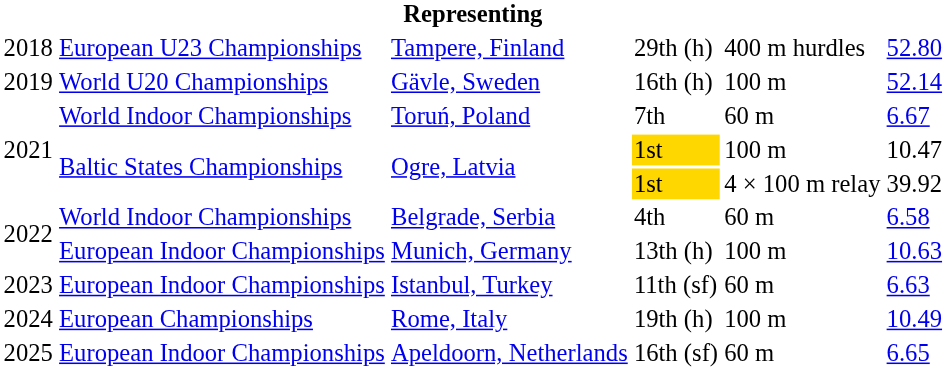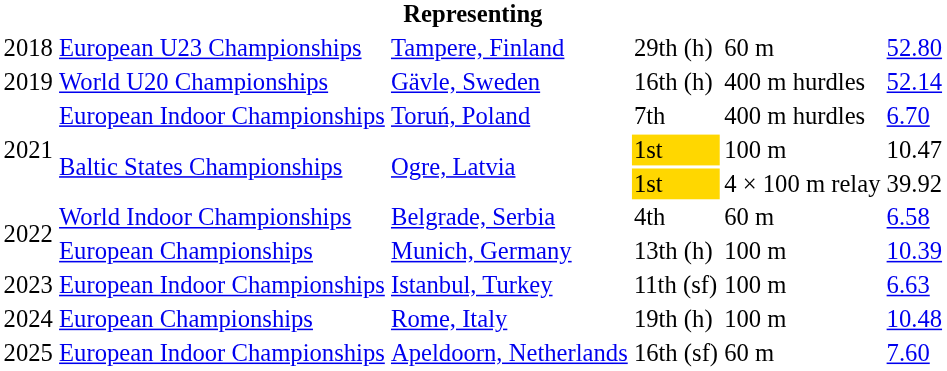(795, 48) 400 m hurdles -> (749, 48) 60 m
(755, 81) 100 m -> (795, 81) 400 m hurdles
(205, 115) World Indoor Championships -> (222, 115) European Indoor Championships
(749, 115) 60 m -> (795, 115) 400 m hurdles
(908, 115) 6.67 -> (908, 115) 6.70
(222, 251) European Indoor Championships -> (186, 251) European Championships
(914, 251) 10.63 -> (914, 251) 10.39
(749, 285) 60 m -> (755, 285) 100 m
(914, 319) 10.49 -> (914, 319) 10.48
(908, 353) 6.65 -> (908, 353) 7.60
